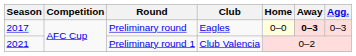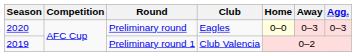(18, 28) 2017 -> (18, 28) 2020
(310, 28) bold -> (310, 28) normal
(18, 43) 2021 -> (18, 43) 2019
